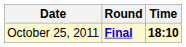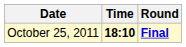columns swapped: (163, 14) <-> (124, 14)
